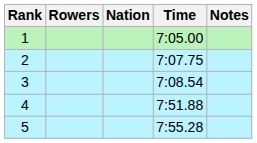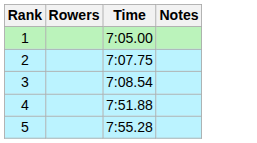- column: (128, 15)
